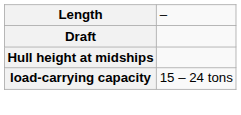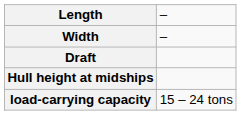+ row: (81, 36)
